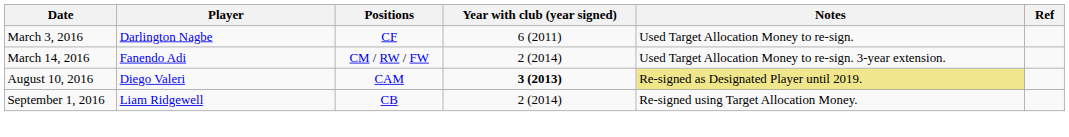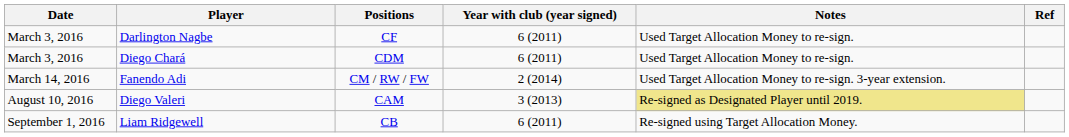+ row: (152, 57)
(540, 79) bold -> (540, 100) normal
(540, 100) 2 (2014) -> (540, 121) 6 (2011)
